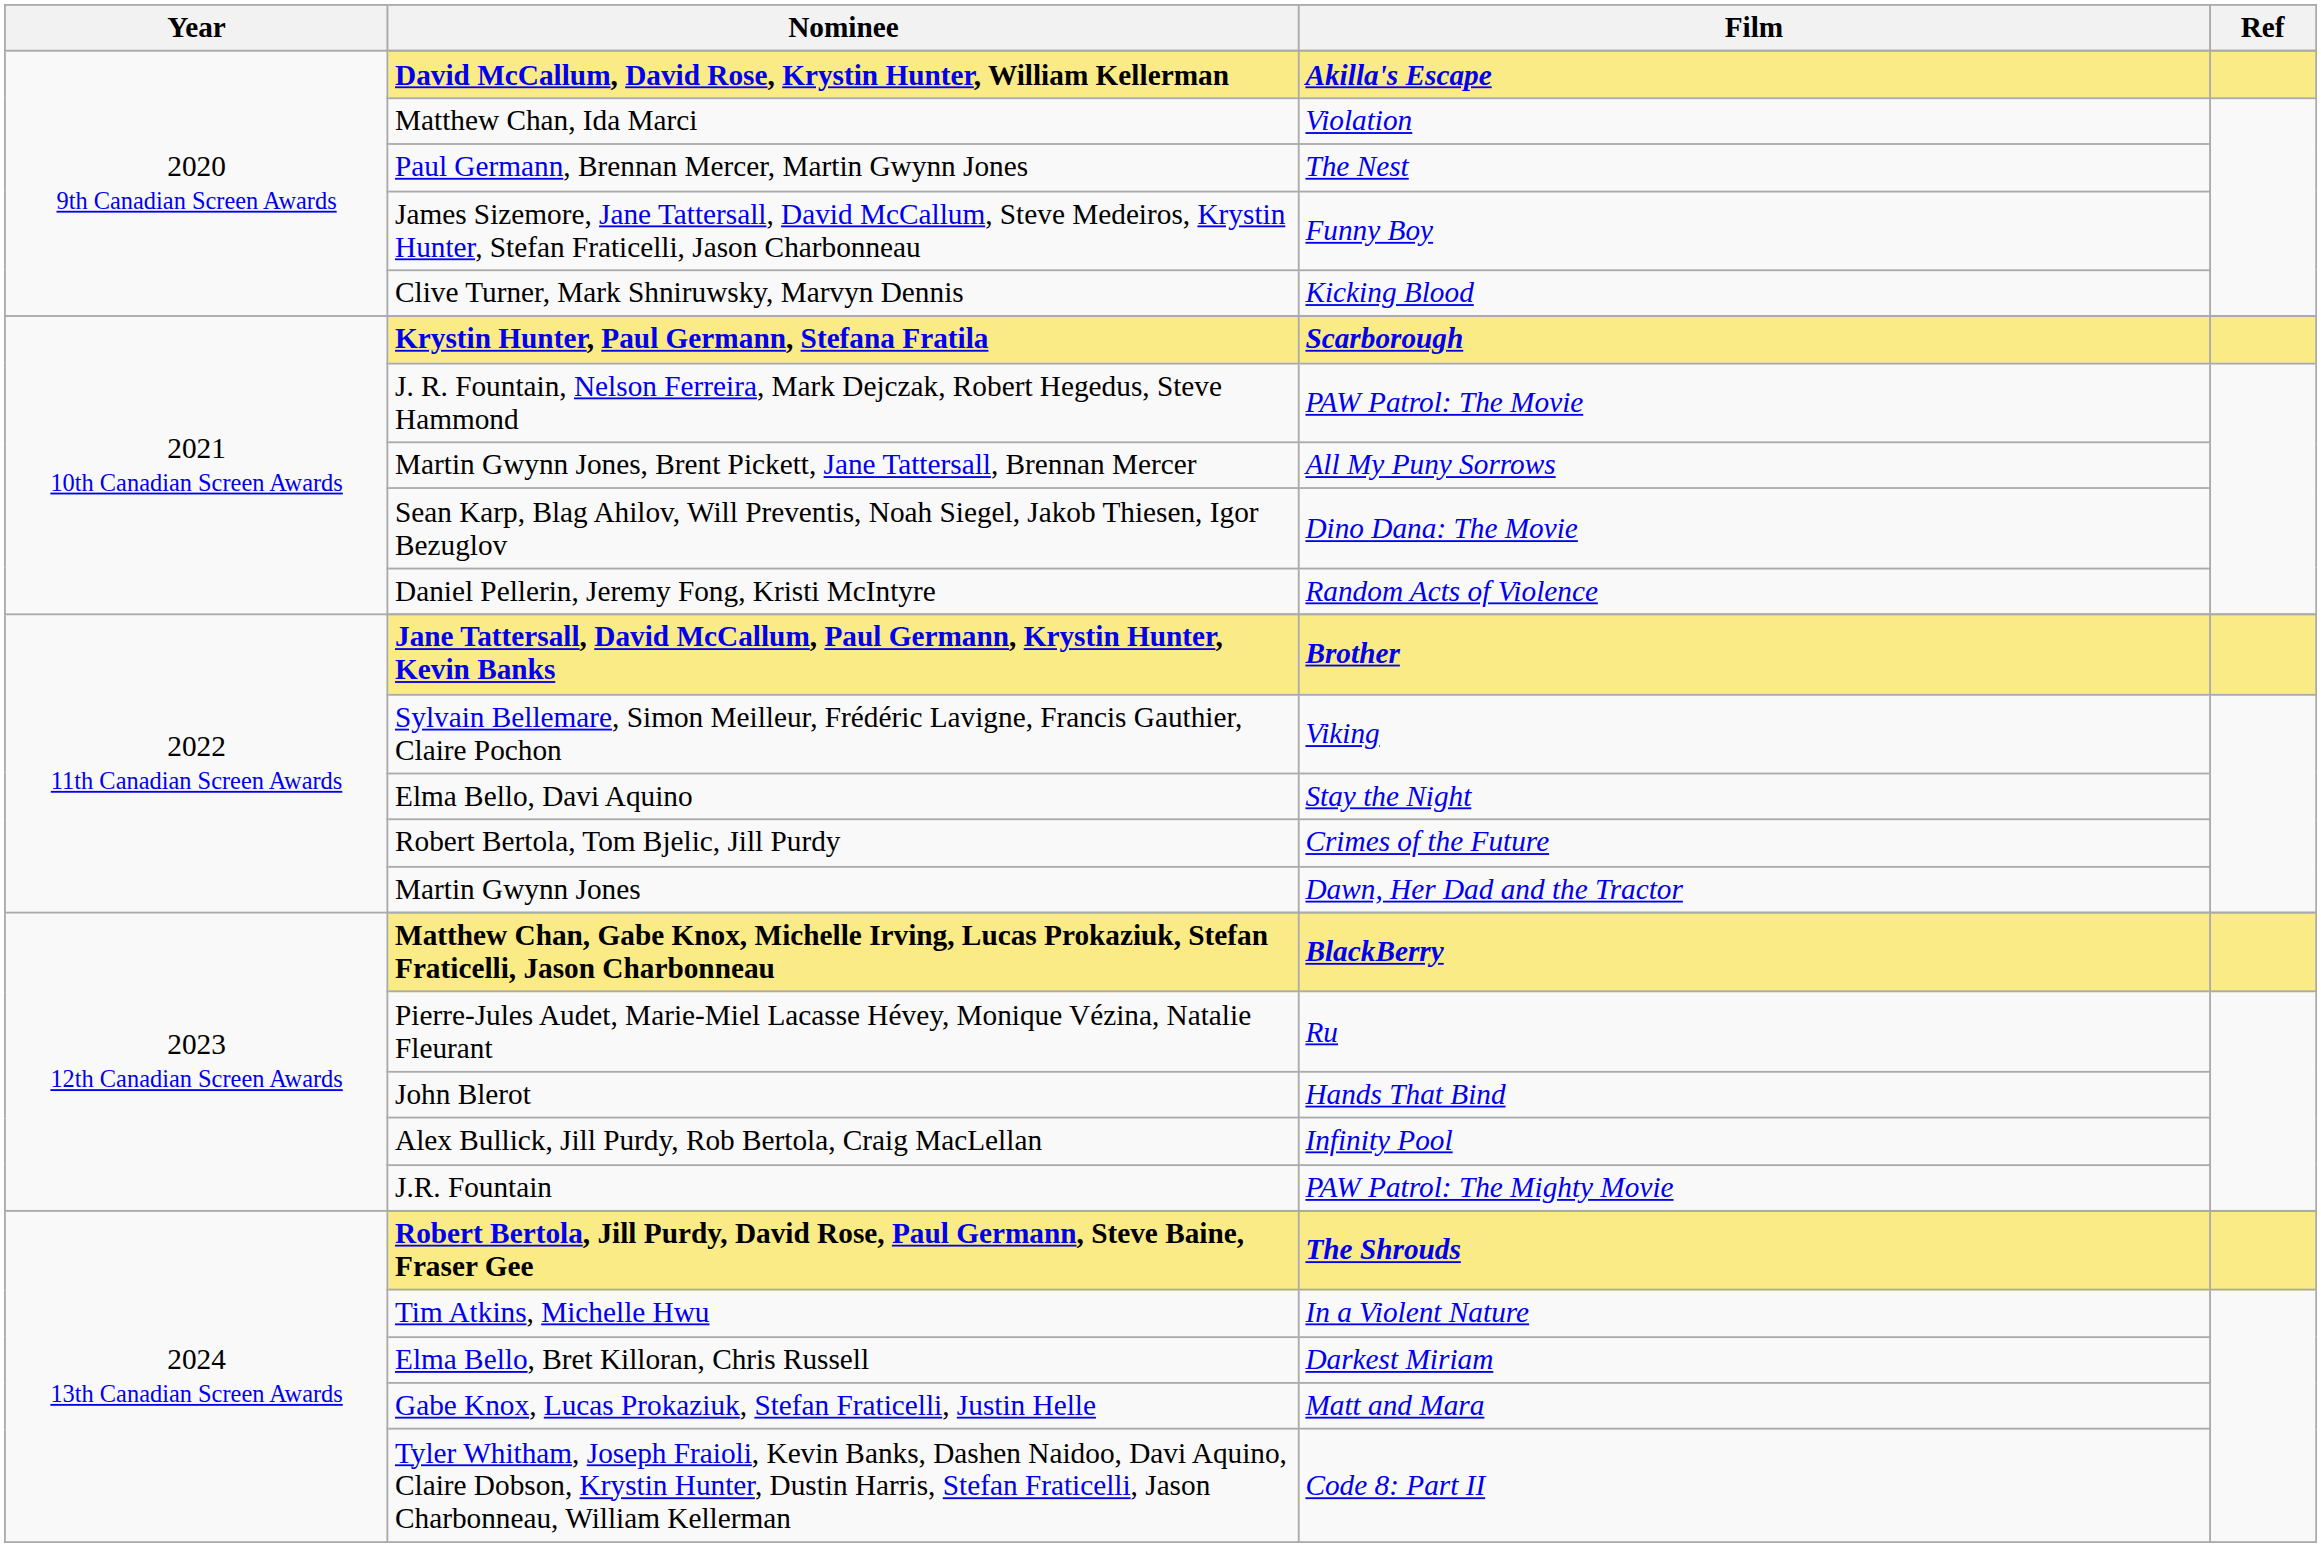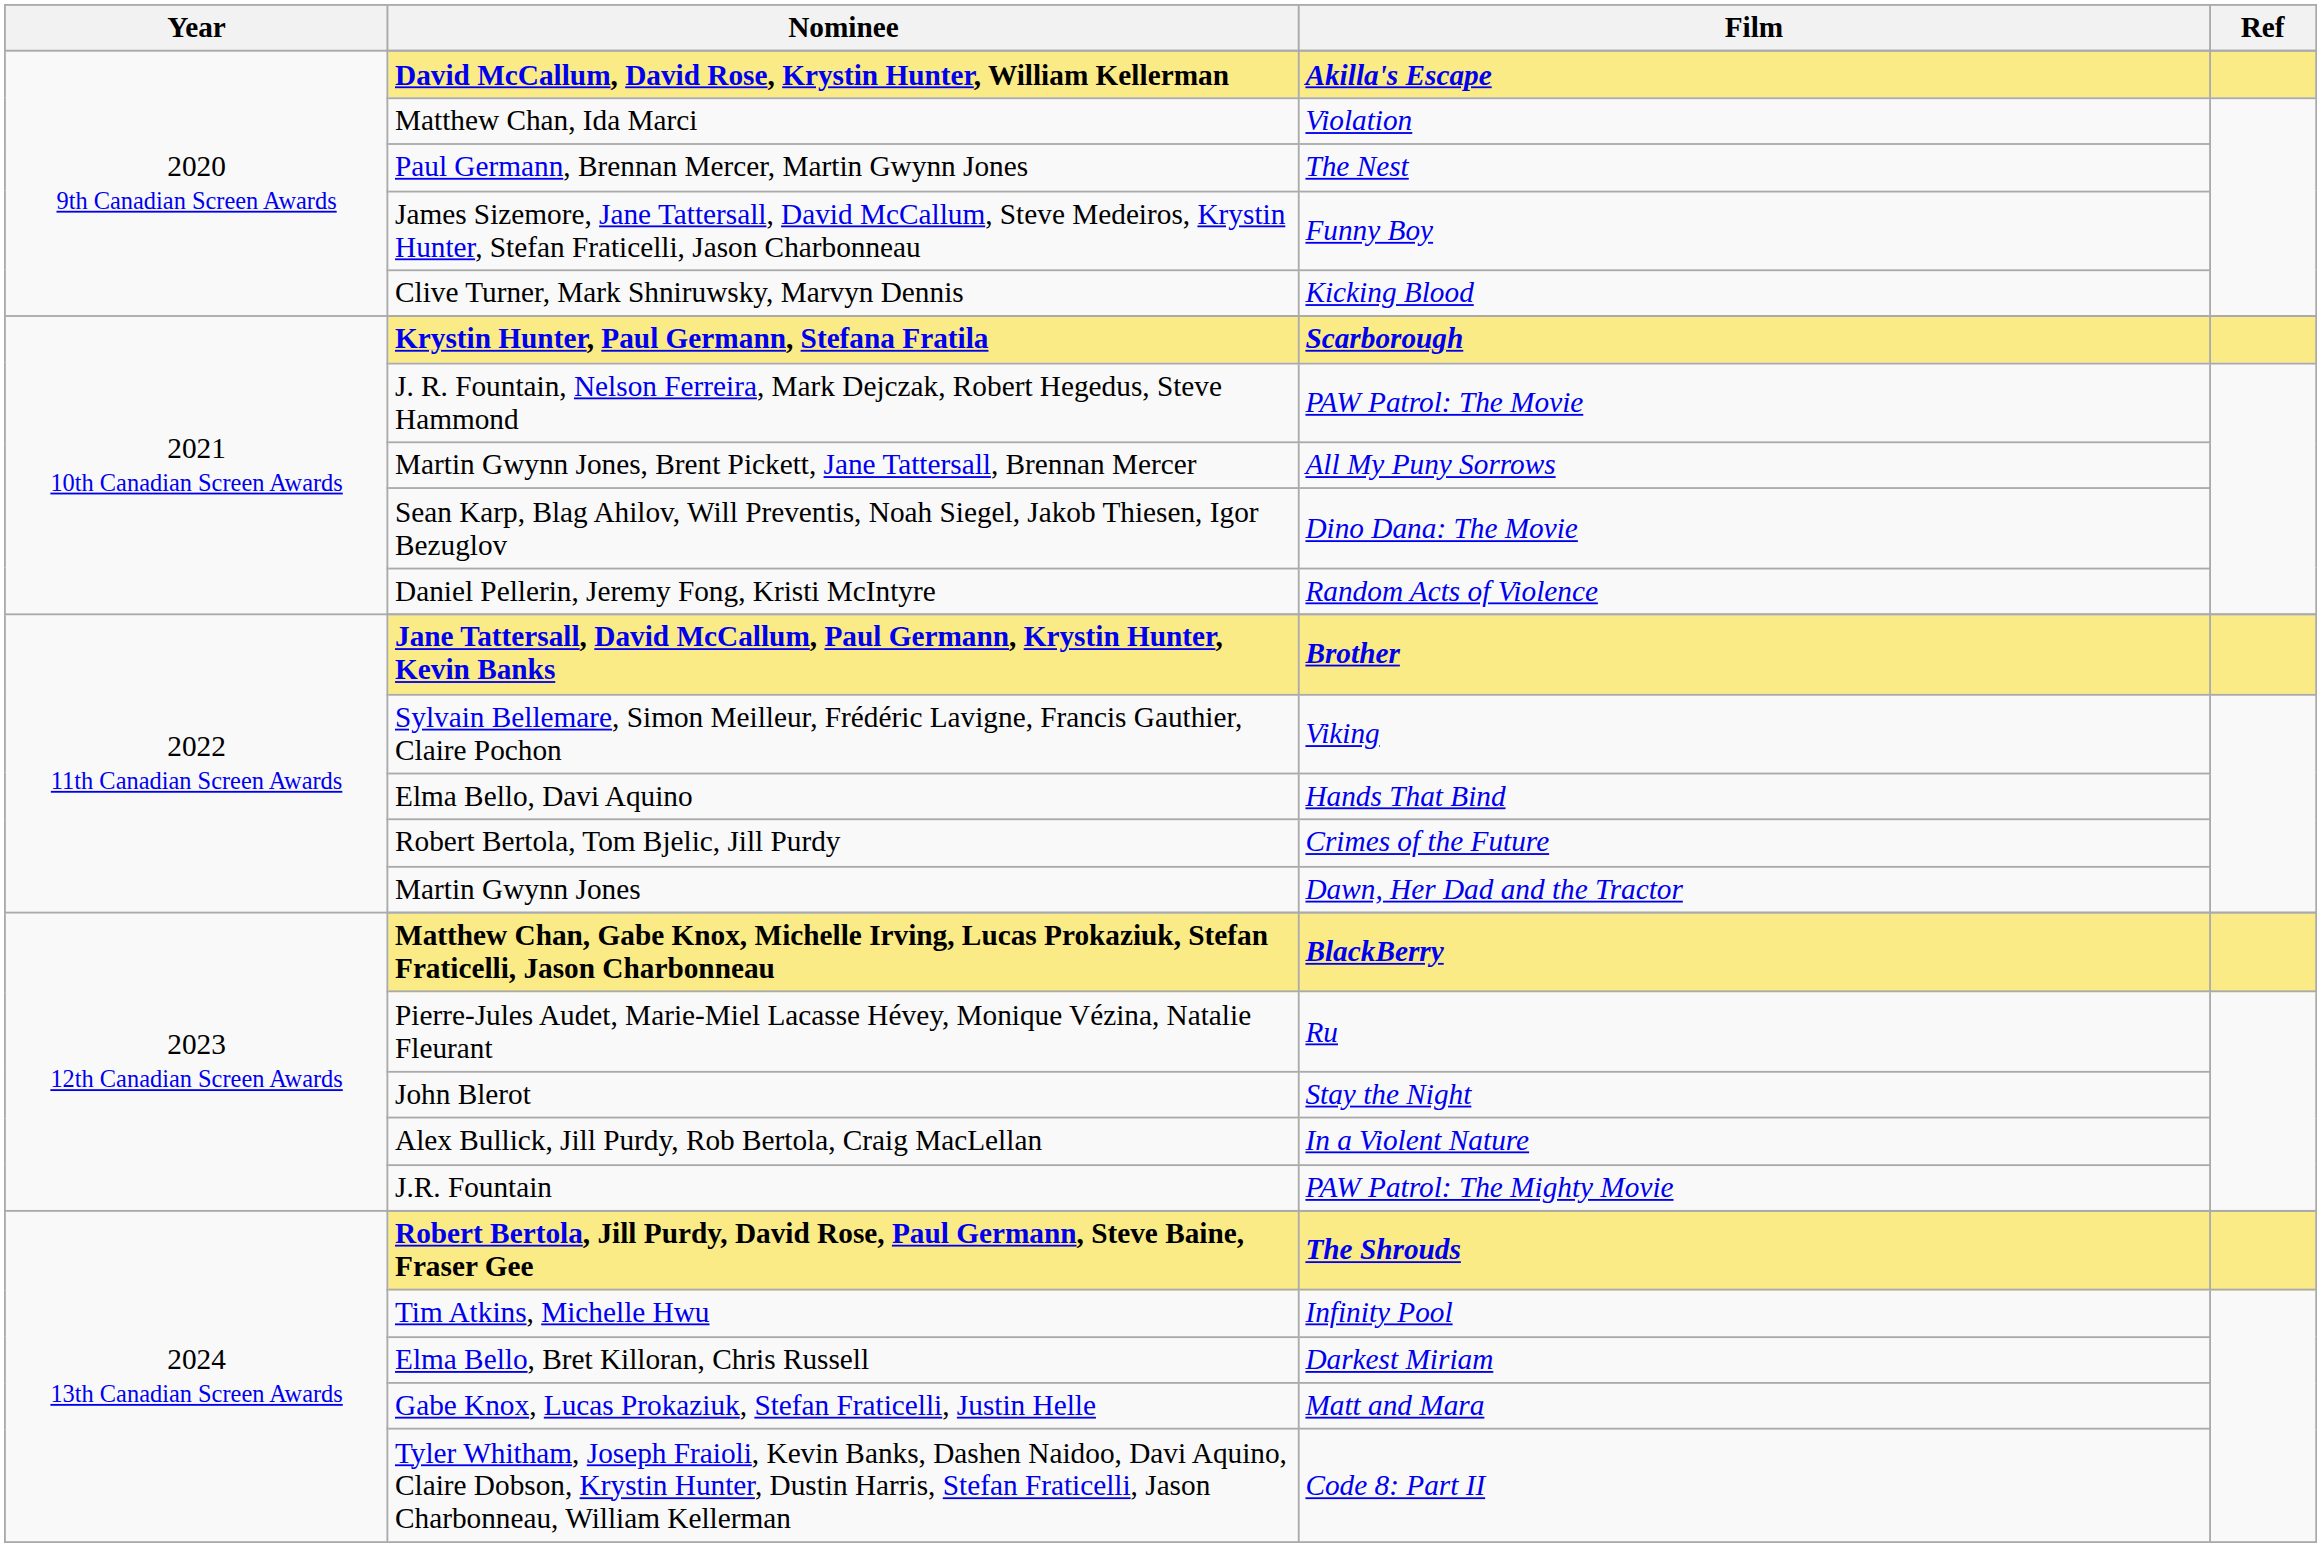(1388, 796) Stay the Night -> (1405, 796) Hands That Bind
(1405, 1094) Hands That Bind -> (1388, 1094) Stay the Night
(1379, 1140) Infinity Pool -> (1417, 1140) In a Violent Nature
(1417, 1312) In a Violent Nature -> (1379, 1312) Infinity Pool
